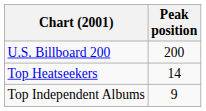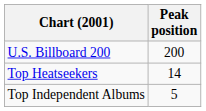(174, 95) 9 -> (174, 95) 5
